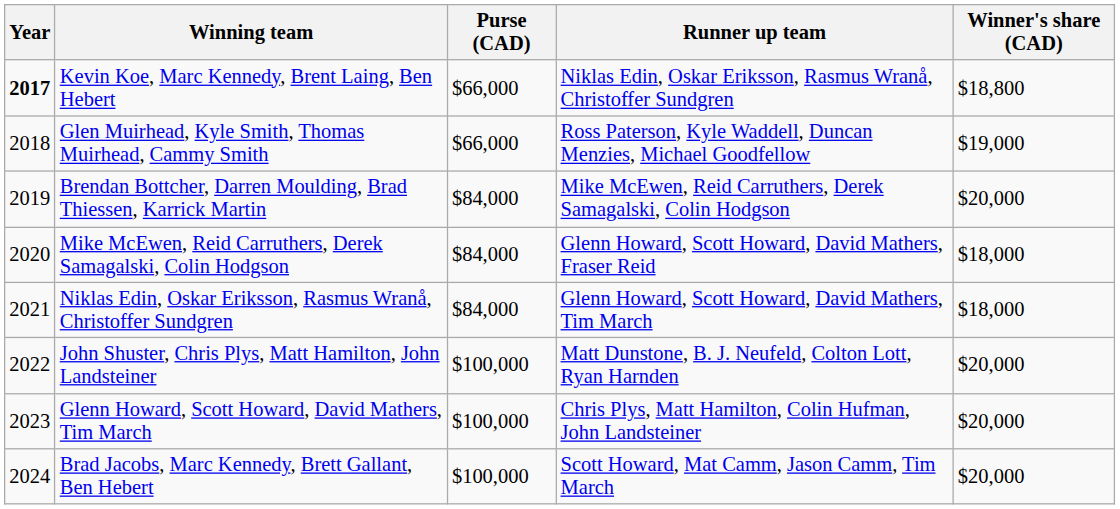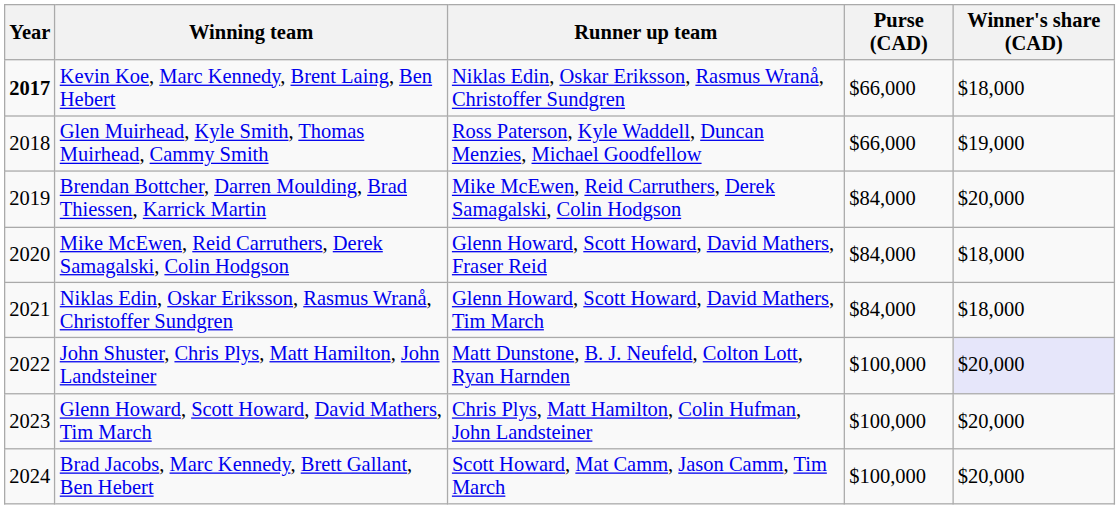columns swapped: (754, 32) <-> (502, 32)
(991, 87) $18,800 -> (991, 87) $18,000
(991, 365) no background -> (991, 365) lavender background
